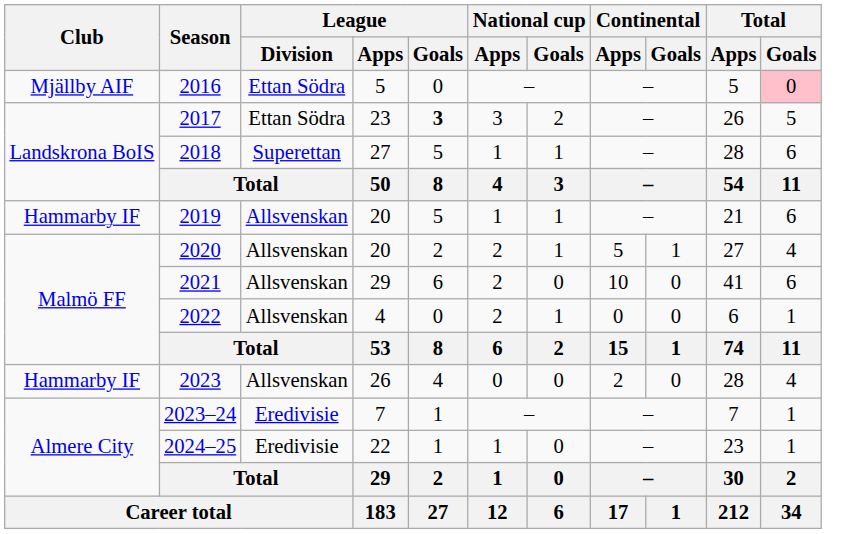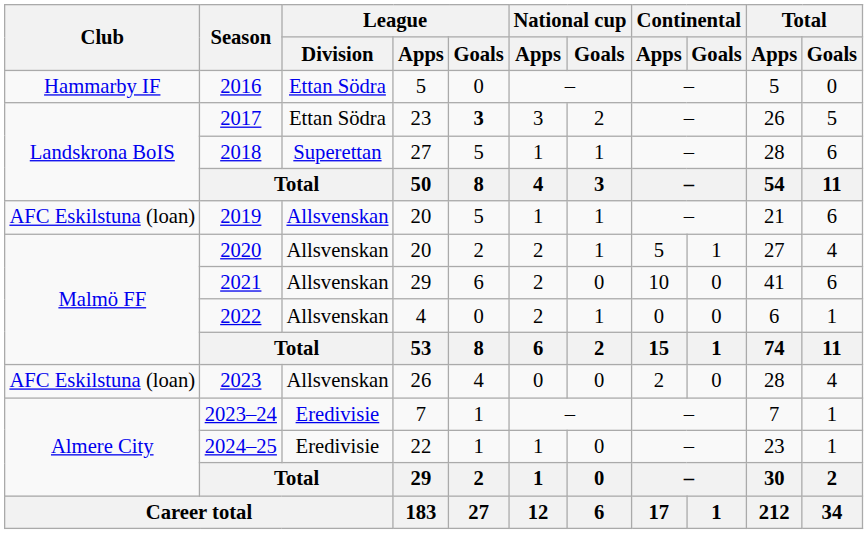(82, 86) Mjällby AIF -> (102, 86) Hammarby IF
(791, 86) pink background -> (832, 86) no background
(82, 217) Hammarby IF -> (102, 217) AFC Eskilstuna (loan)
(82, 380) Hammarby IF -> (102, 380) AFC Eskilstuna (loan)
